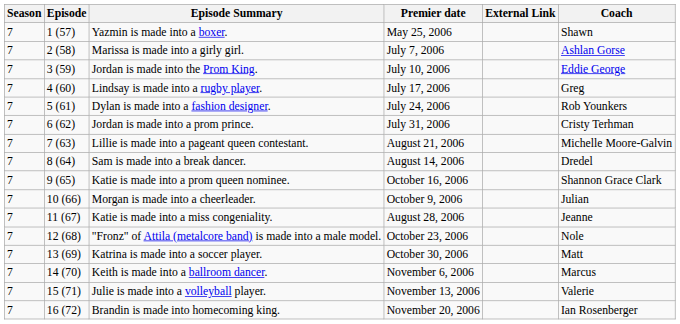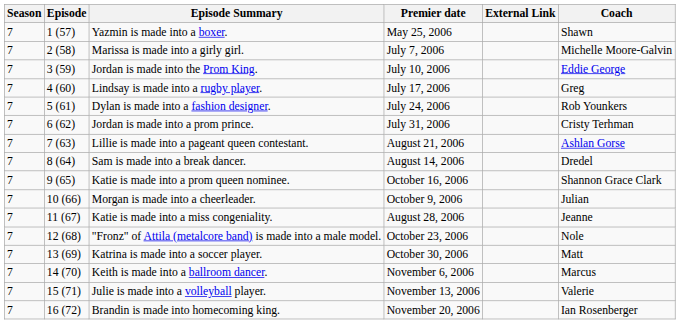(593, 50) Ashlan Gorse -> (617, 50) Michelle Moore-Galvin
(617, 143) Michelle Moore-Galvin -> (593, 143) Ashlan Gorse
